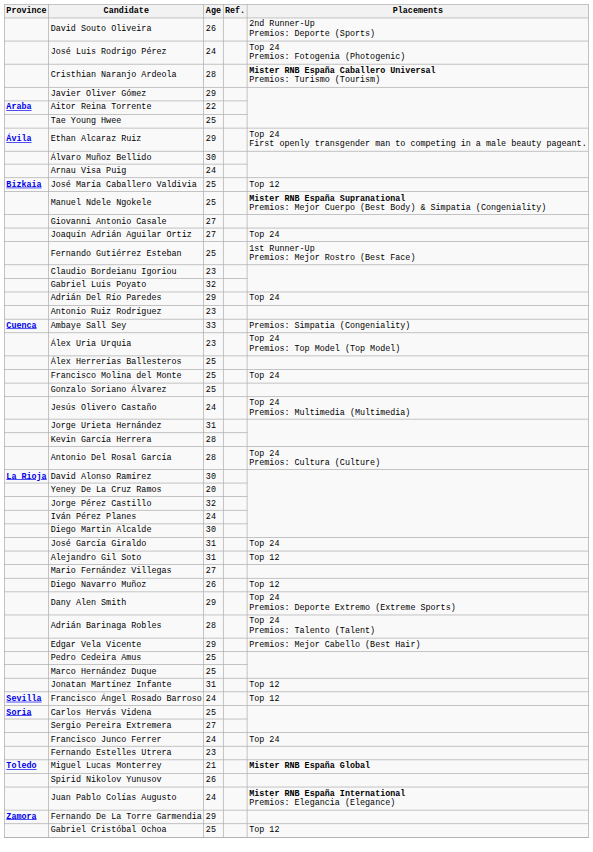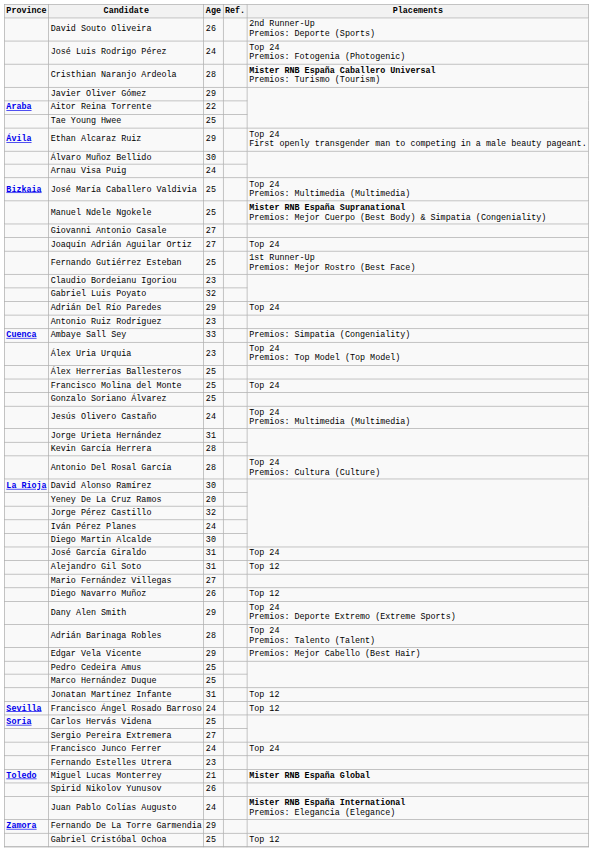(264, 185) Top 12 -> (330, 190) Top 24 Premios: Multimedia (Multimedia)
